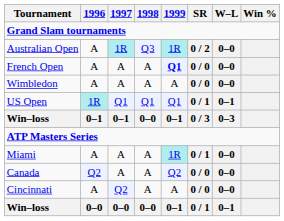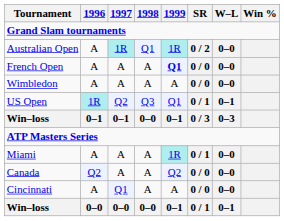(148, 48) Q3 -> (148, 48) Q1
(121, 100) Q1 -> (121, 100) Q2
(148, 100) Q1 -> (148, 100) Q3
(121, 189) Q2 -> (121, 189) Q1
